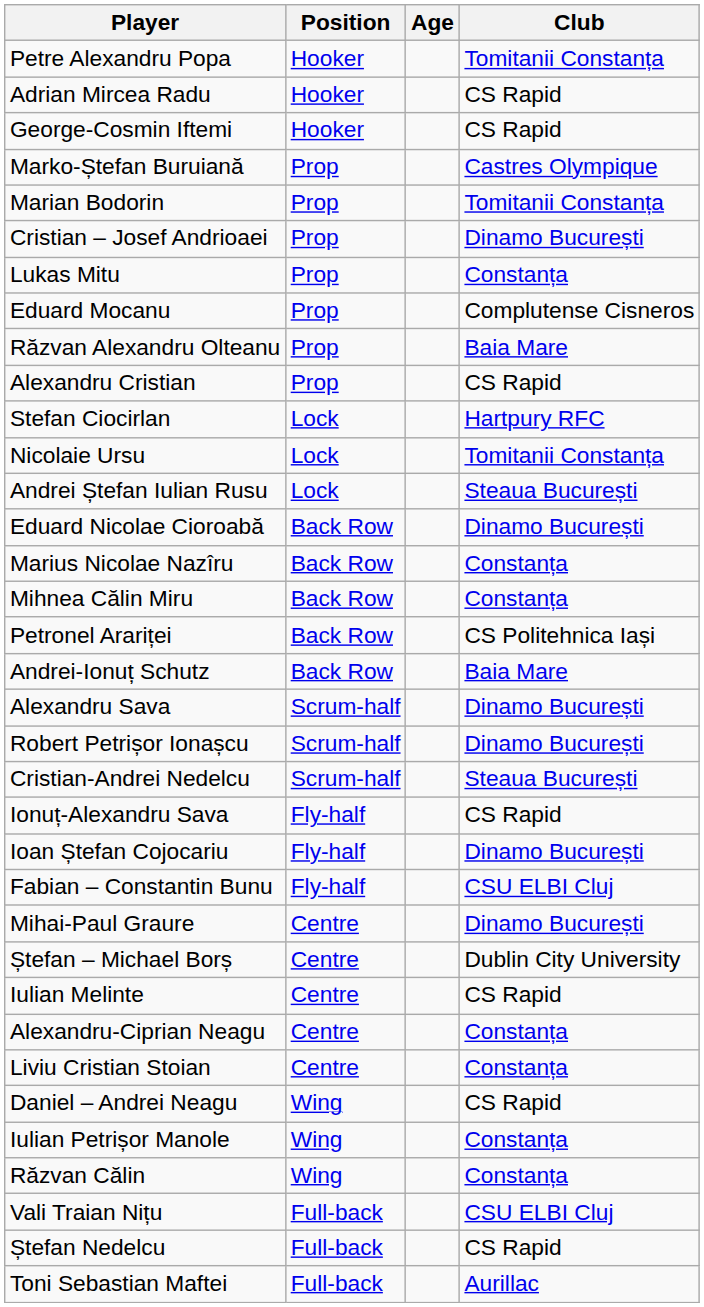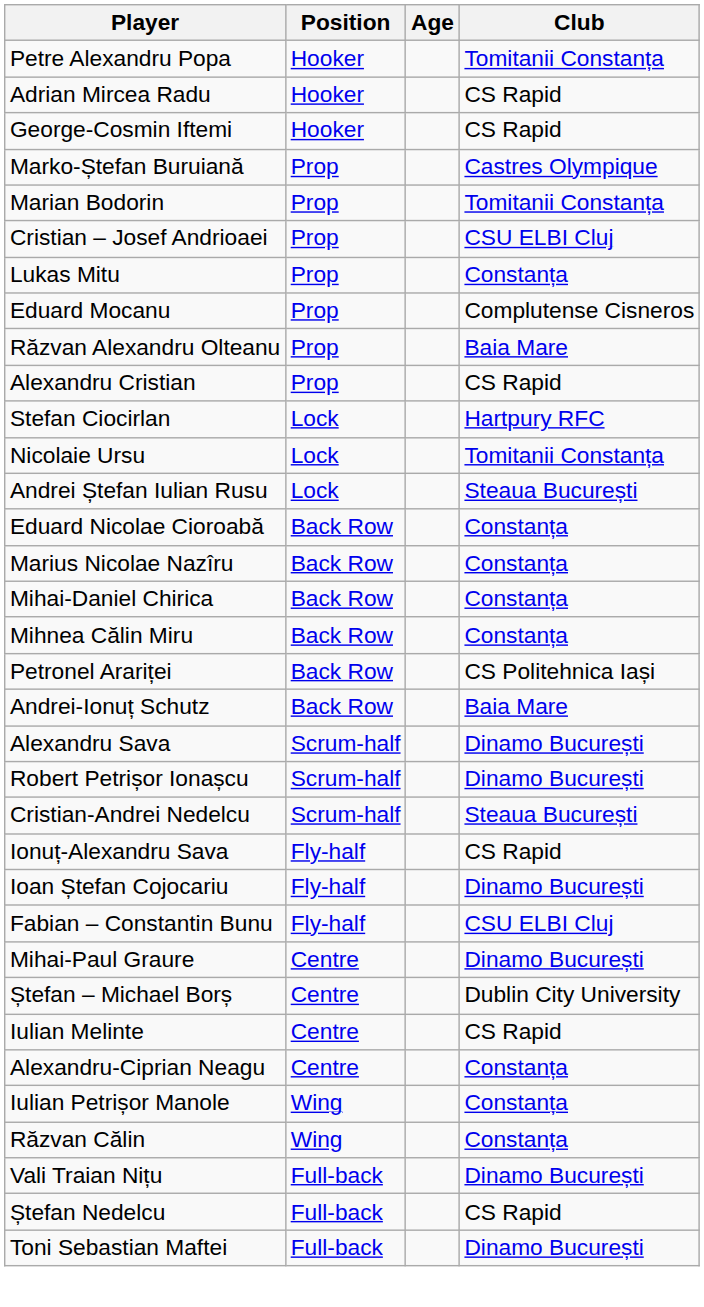(554, 238) Dinamo București -> (539, 238) CSU ELBI Cluj
(554, 526) Dinamo București -> (516, 526) Constanța
+ row: (112, 599)
- row: (110, 1067)
- row: (124, 1103)
(539, 1211) CSU ELBI Cluj -> (554, 1175) Dinamo București
(502, 1283) Aurillac -> (554, 1247) Dinamo București
